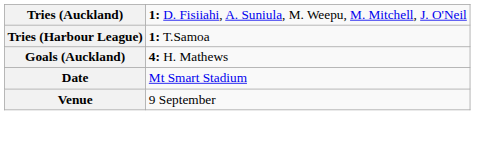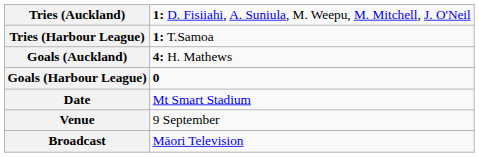+ row: (77, 78)
+ row: (77, 141)
